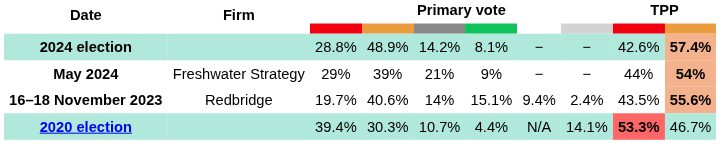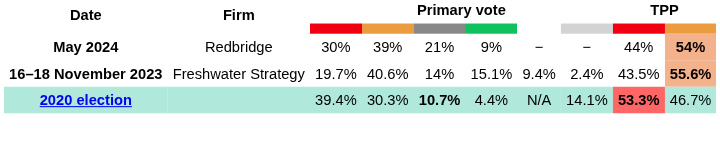- row: (86, 47)
(239, 73) Freshwater Strategy -> (239, 47) Redbridge
(336, 73) 29% -> (336, 47) 30%
(239, 100) Redbridge -> (239, 73) Freshwater Strategy
(440, 127) normal -> (440, 100) bold
